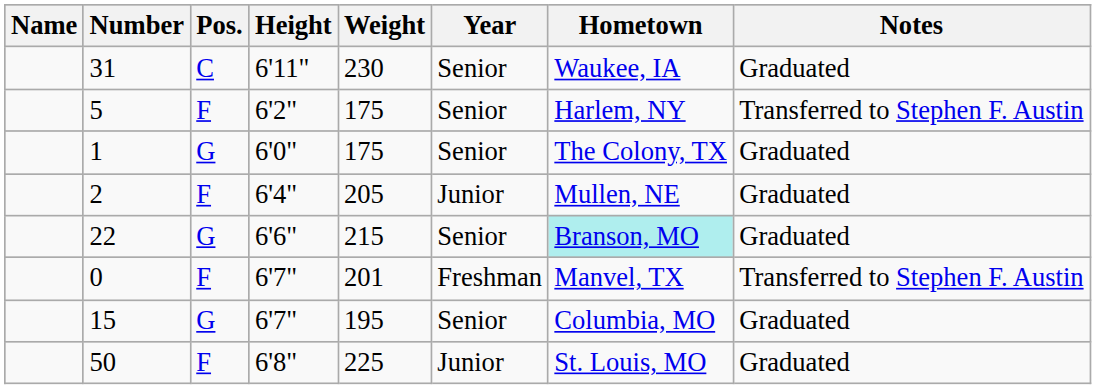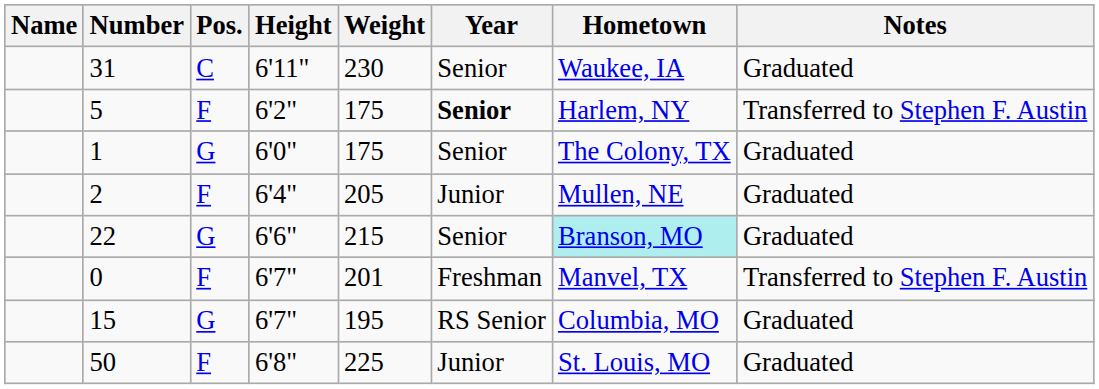(472, 109) normal -> (474, 109) bold
(472, 320) Senior -> (492, 320) RS Senior
